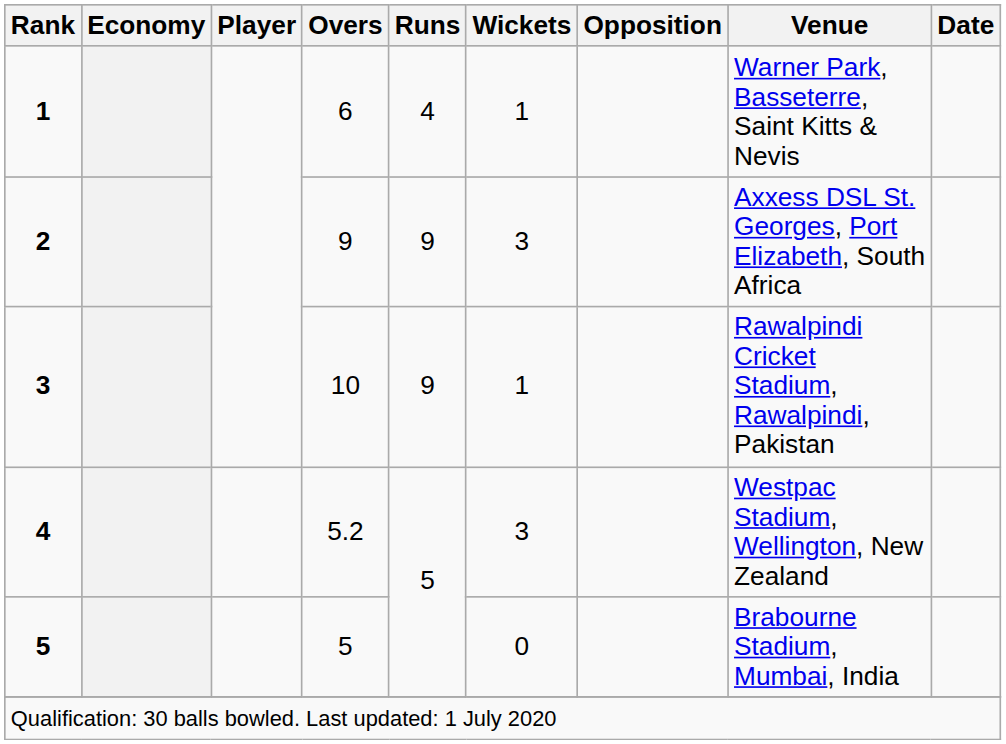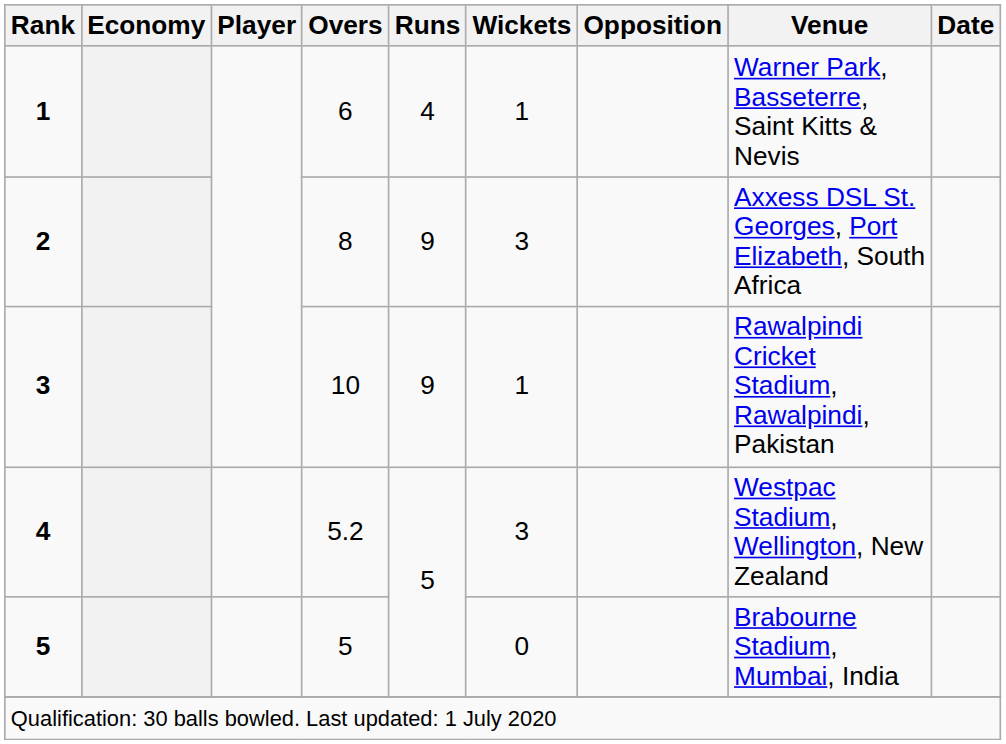(345, 241) 9 -> (345, 241) 8
